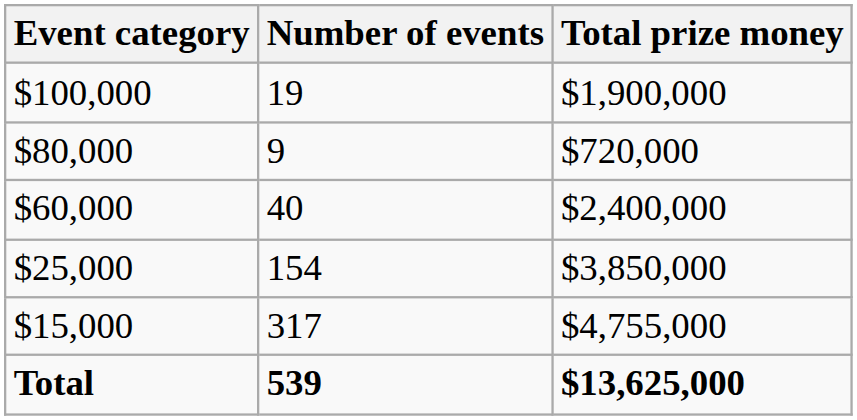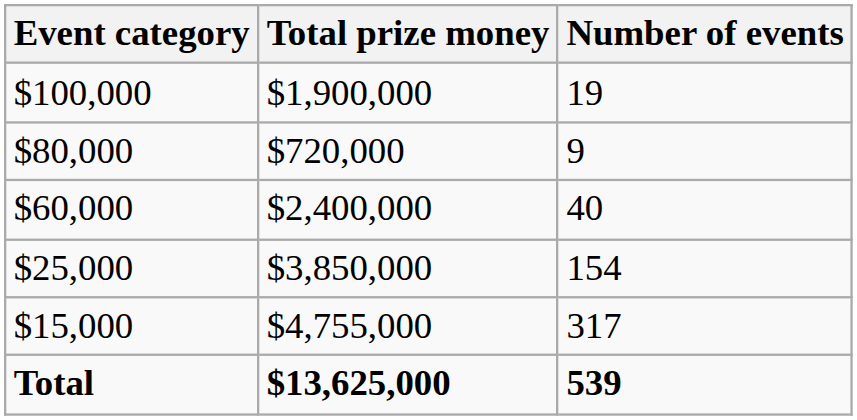columns swapped: (405, 33) <-> (702, 33)
